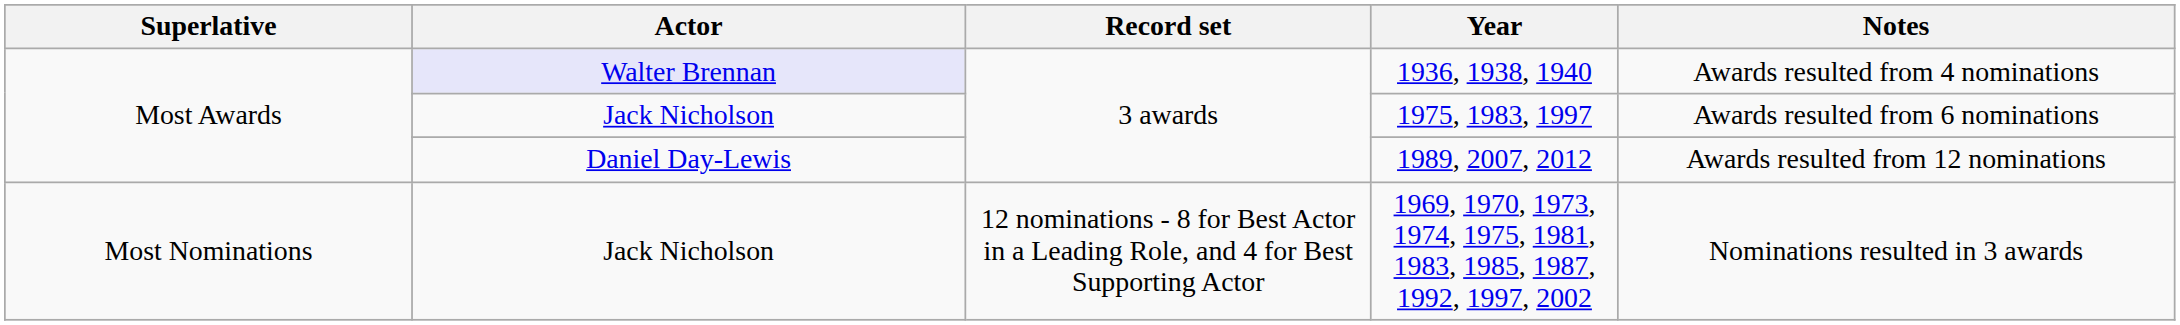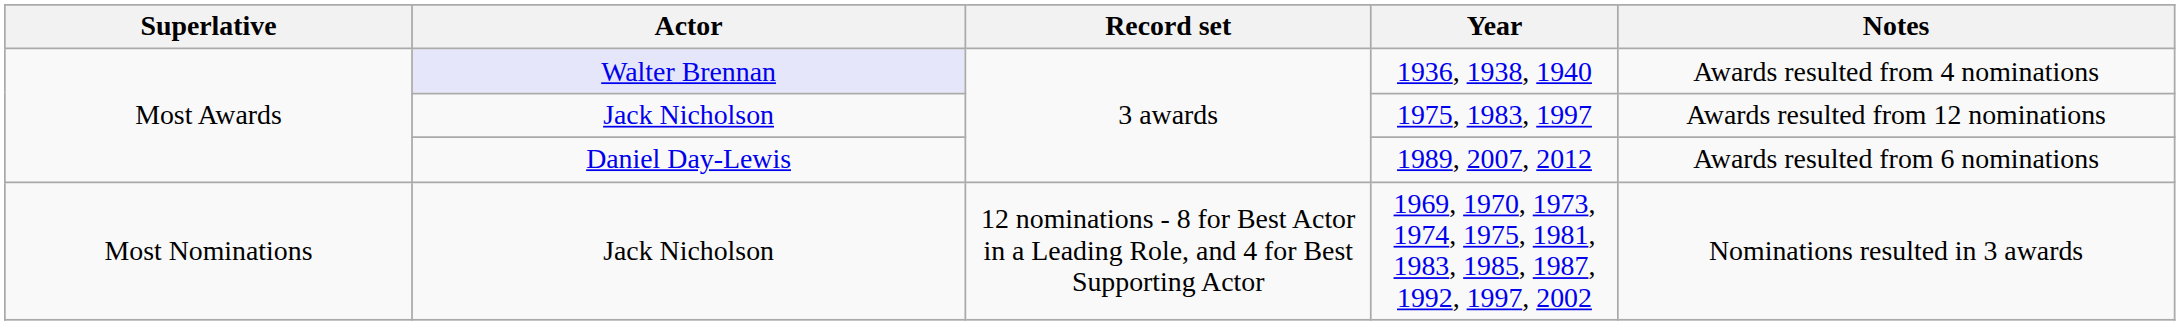(1896, 114) Awards resulted from 6 nominations -> (1896, 114) Awards resulted from 12 nominations
(1896, 159) Awards resulted from 12 nominations -> (1896, 159) Awards resulted from 6 nominations
